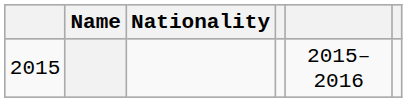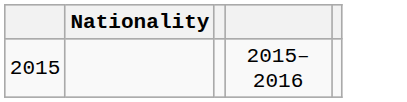- column: (96, 22)
